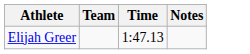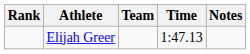+ column: (24, 15)
